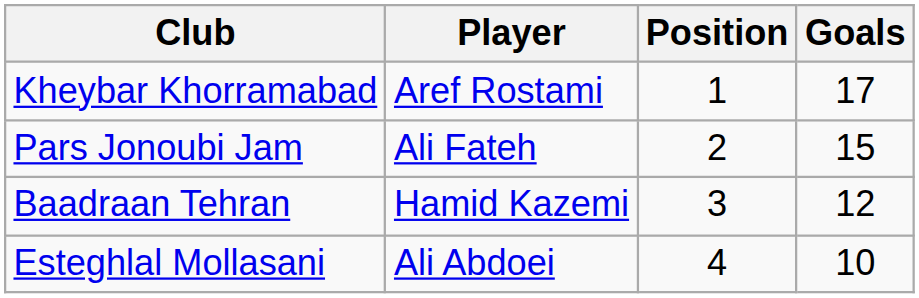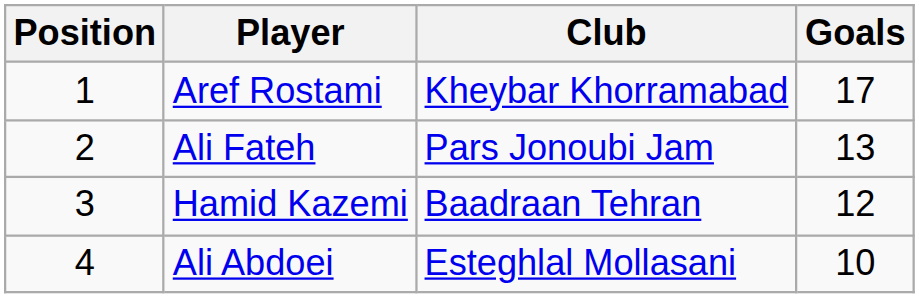columns swapped: (717, 33) <-> (195, 33)
(855, 147) 15 -> (855, 147) 13
